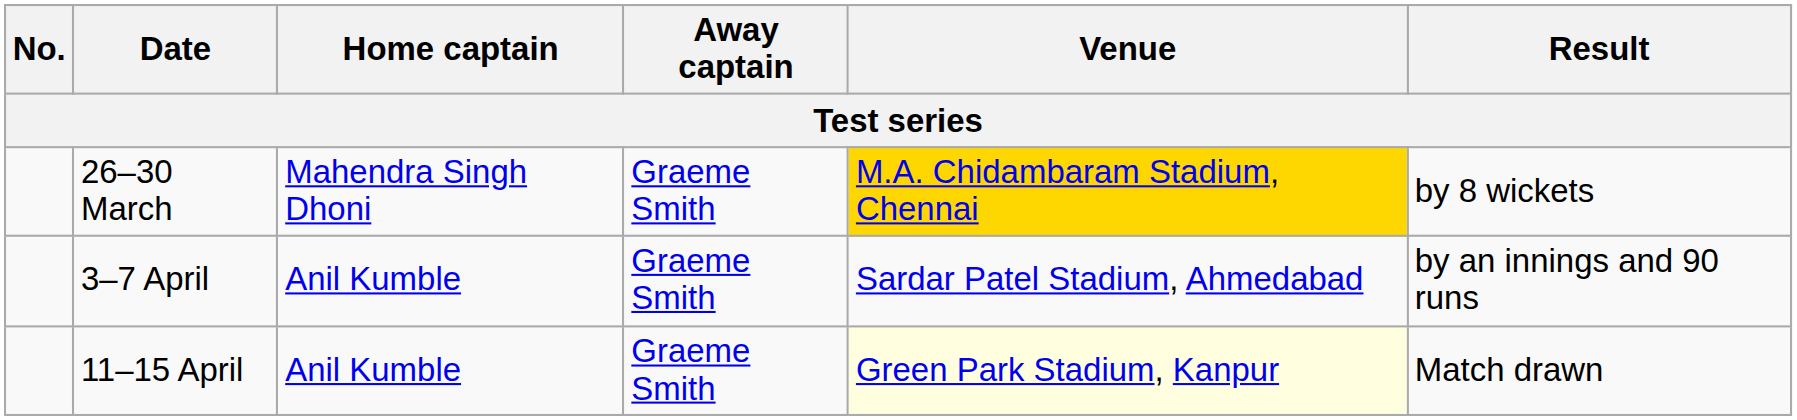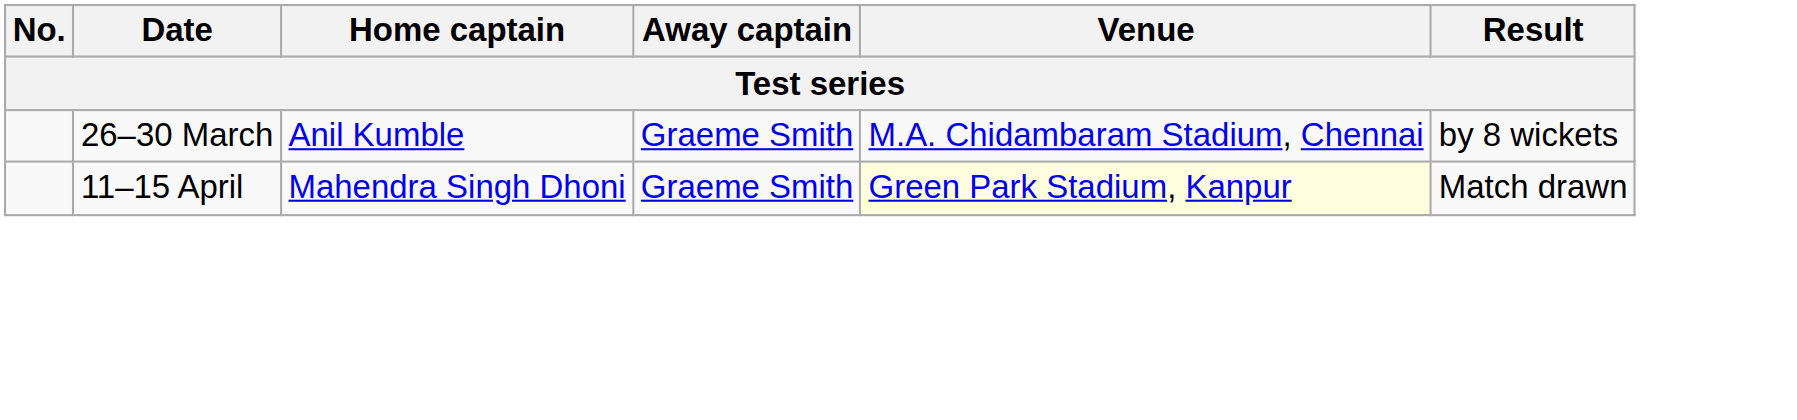(406, 190) Mahendra Singh Dhoni -> (376, 135) Anil Kumble
(1067, 190) gold background -> (1146, 135) no background
- row: (145, 280)
(373, 369) Anil Kumble -> (457, 187) Mahendra Singh Dhoni
